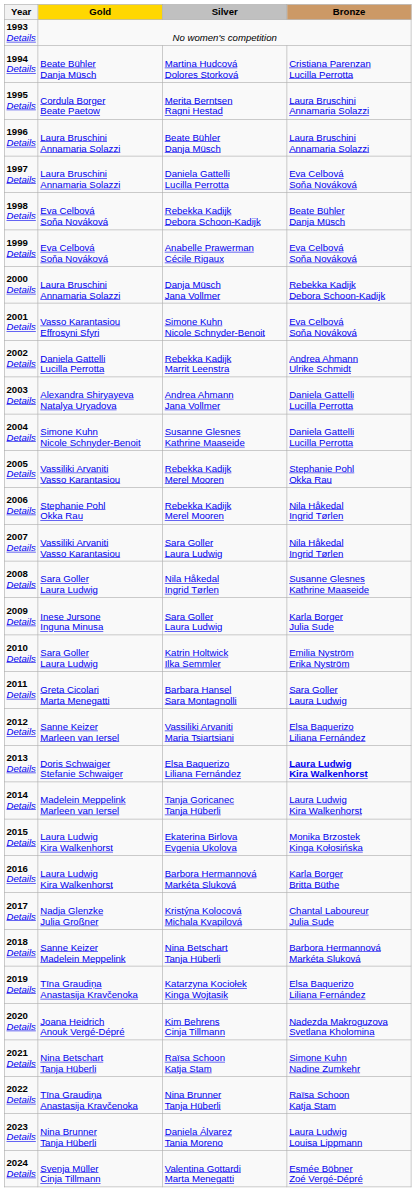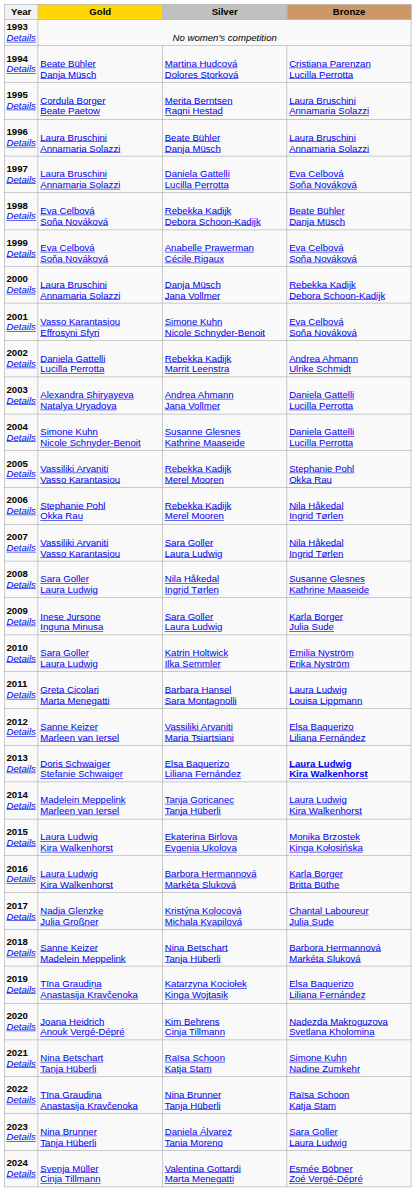(318, 695) Sara Goller Laura Ludwig -> (326, 695) Laura Ludwig Louisa Lippmann
(326, 1137) Laura Ludwig Louisa Lippmann -> (318, 1137) Sara Goller Laura Ludwig
